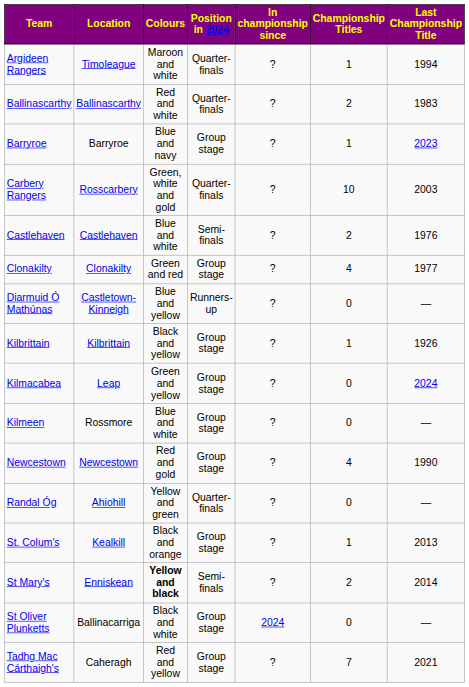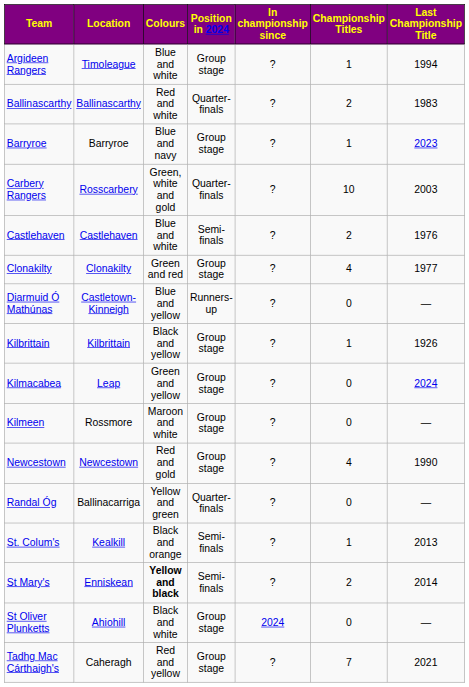(165, 64) Maroon and white -> (165, 64) Blue and white
(211, 64) Quarter-finals -> (211, 64) Group stage
(165, 423) Blue and white -> (165, 423) Maroon and white
(109, 503) Ahiohill -> (109, 503) Ballinacarriga
(211, 543) Group stage -> (211, 543) Semi-finals
(109, 622) Ballinacarriga -> (109, 622) Ahiohill
